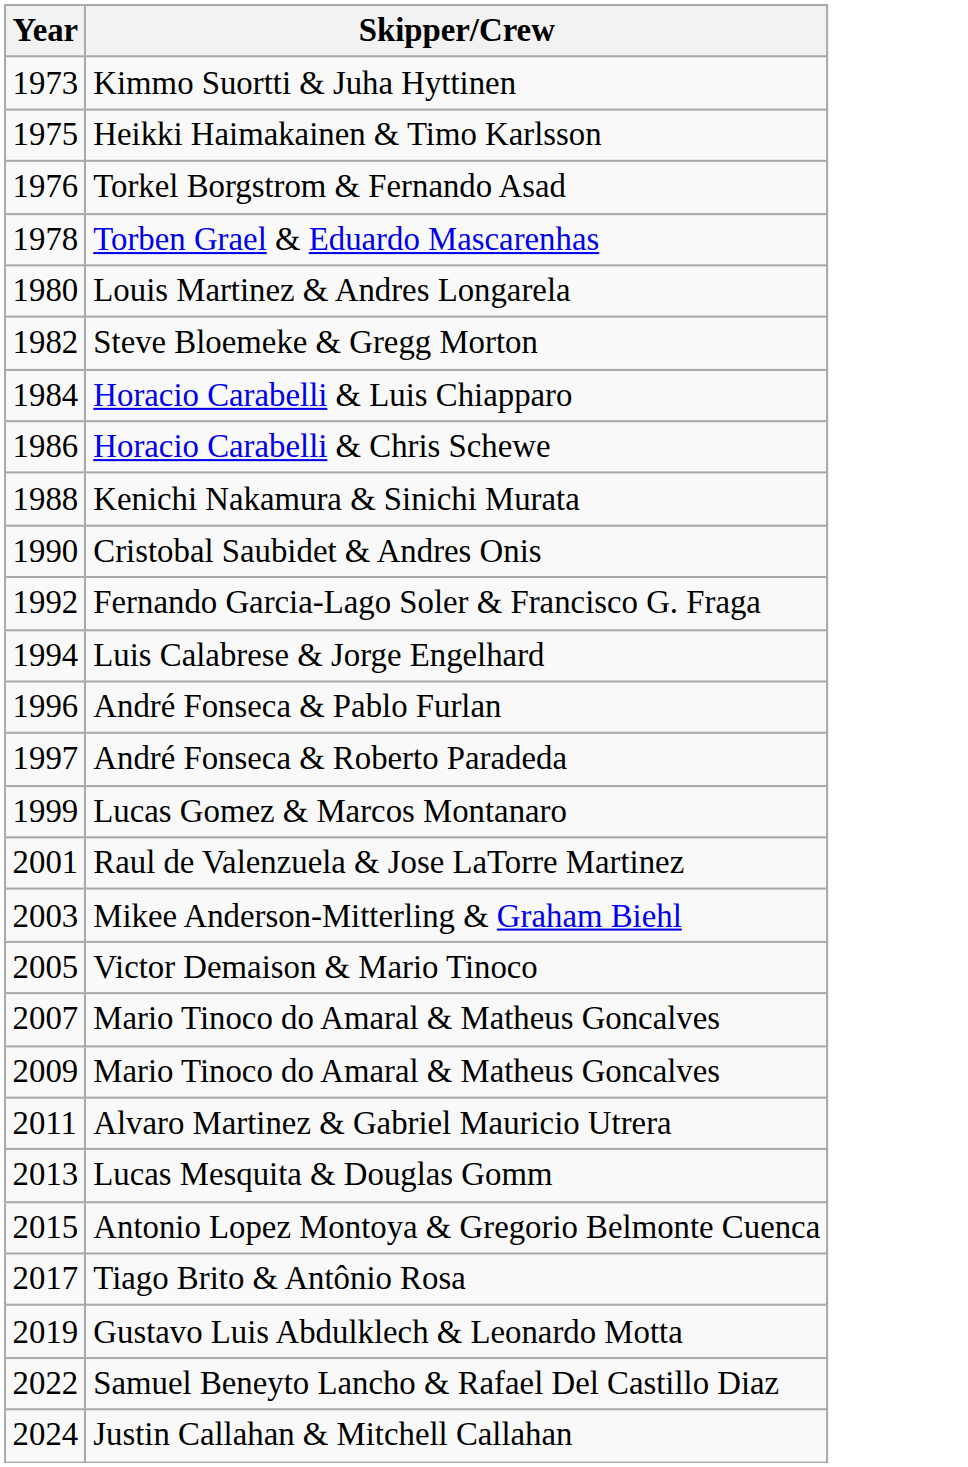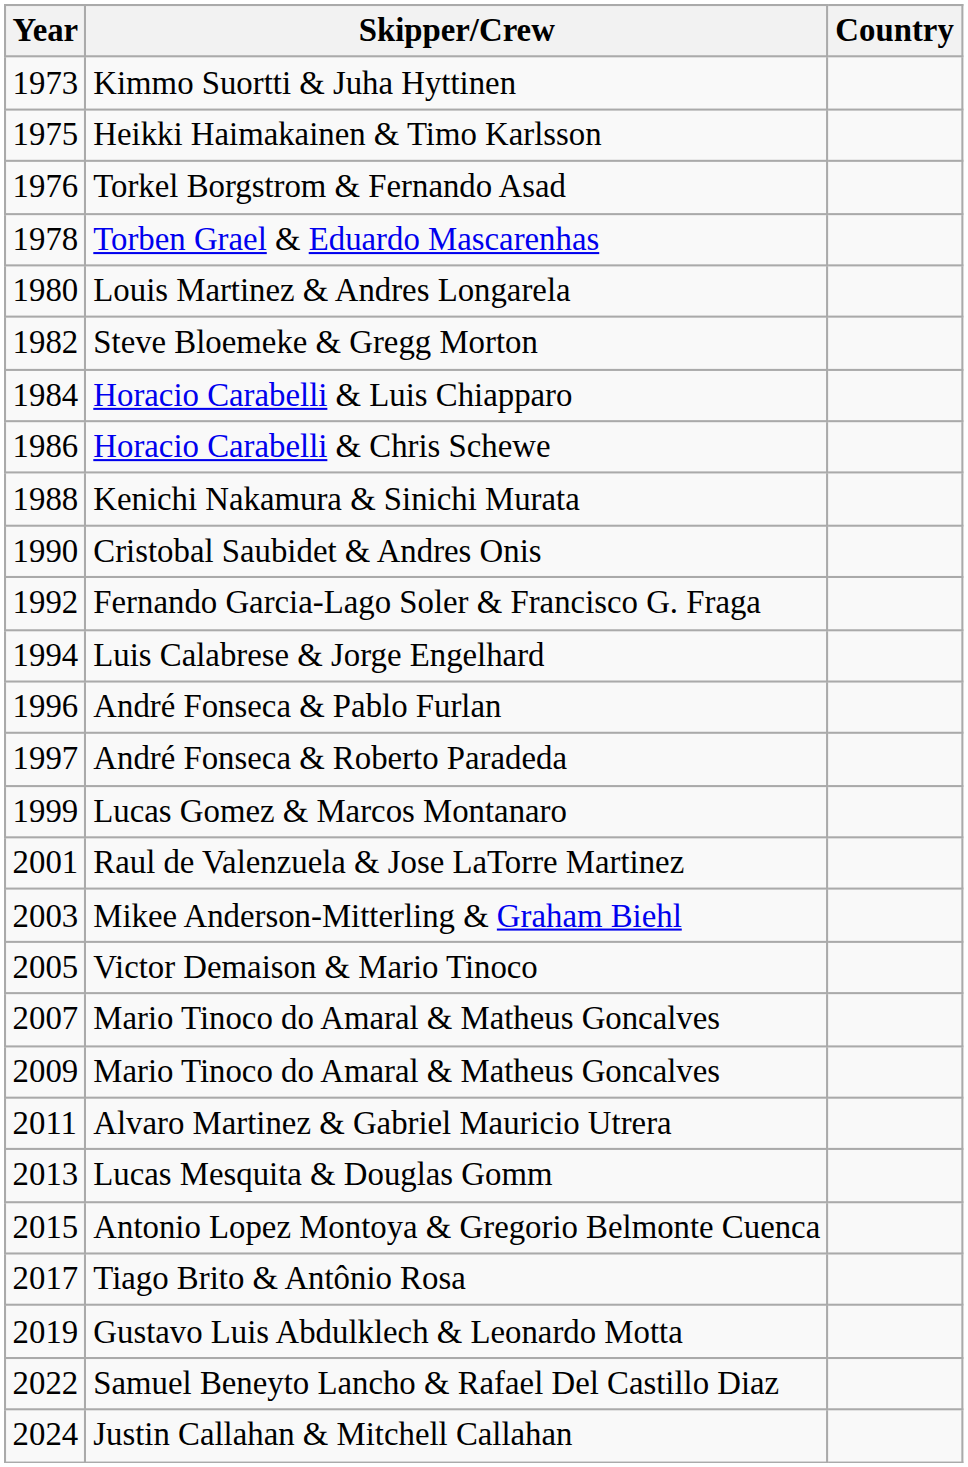+ column: (895, 30)
